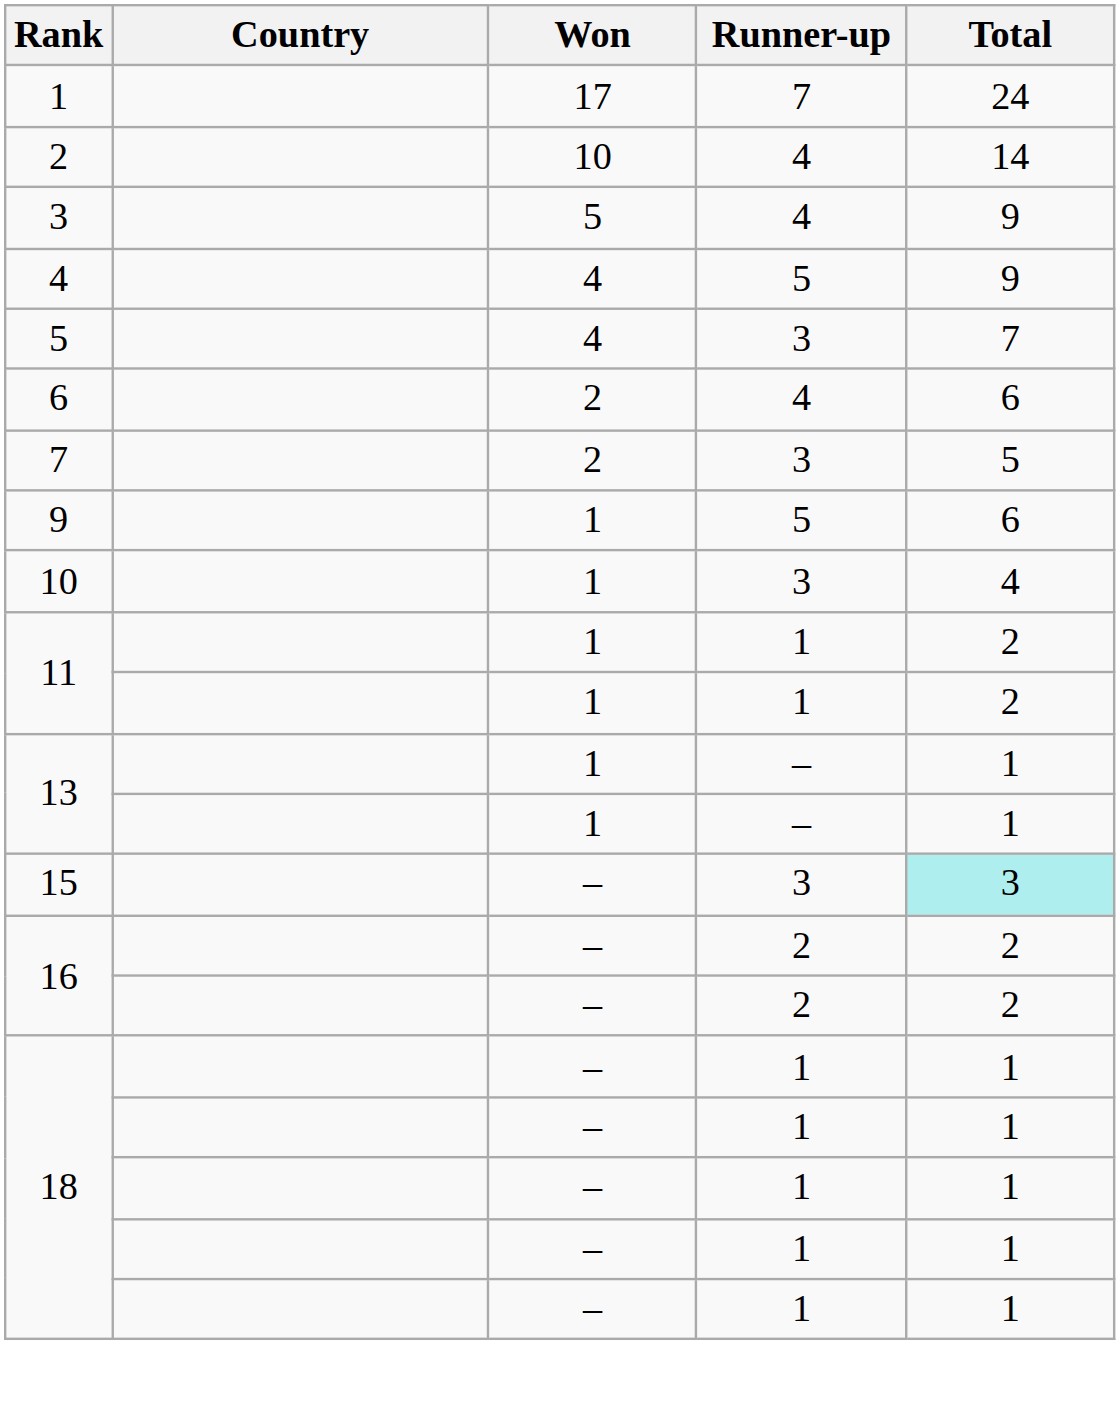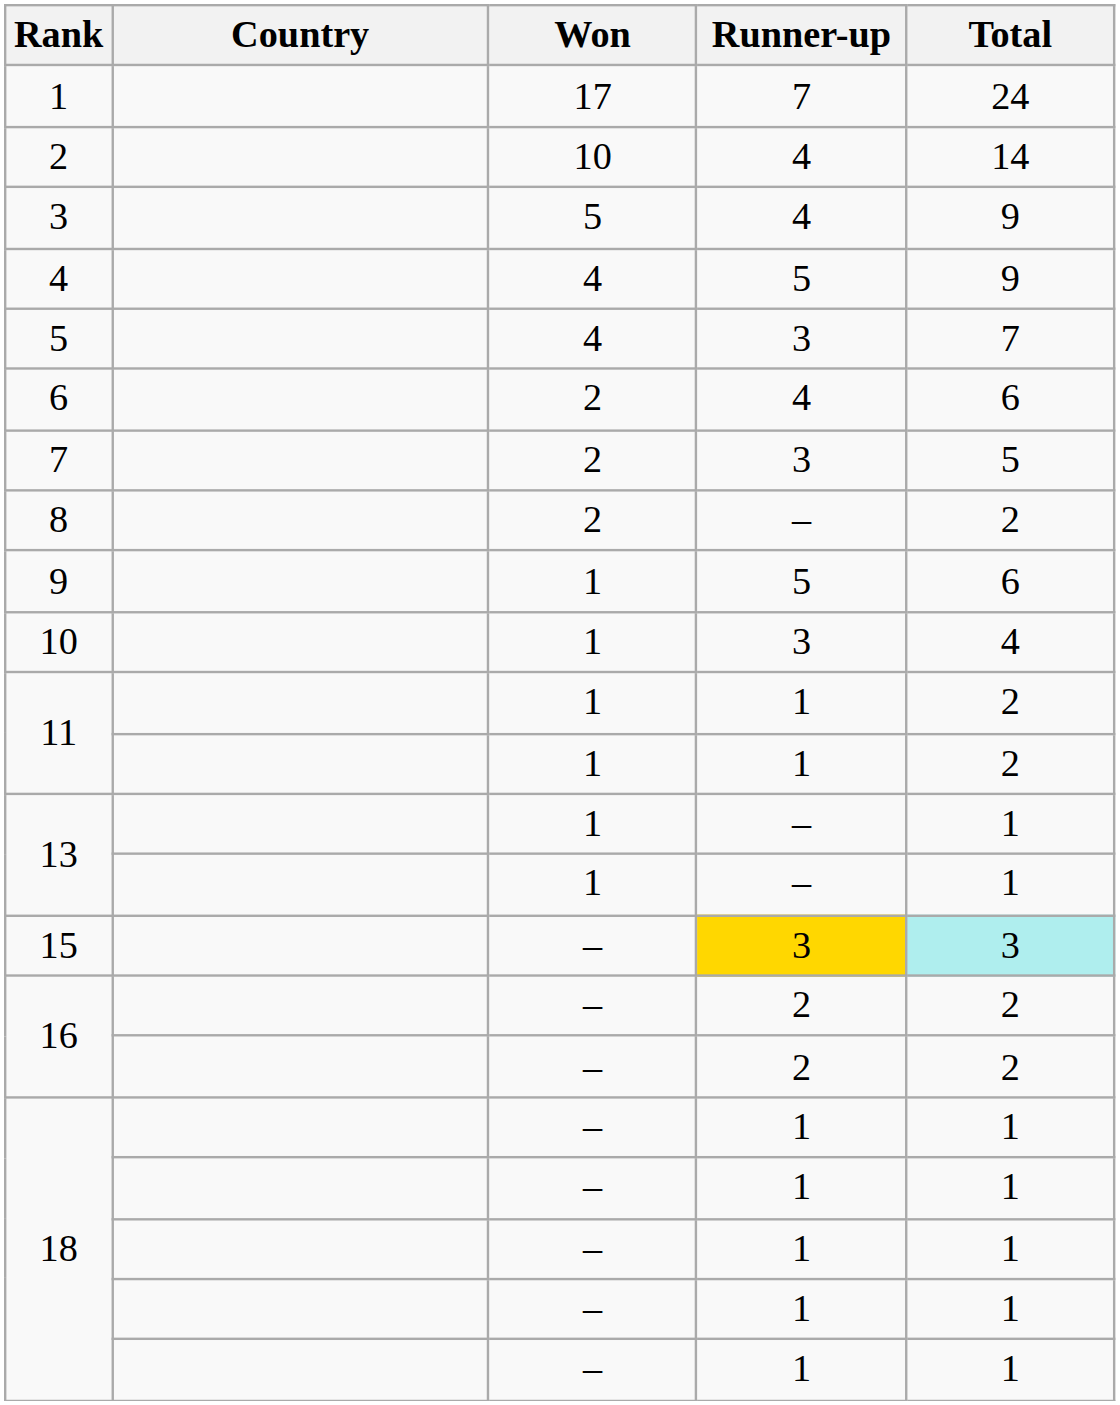+ row: (59, 519)
(801, 883) no background -> (801, 944) gold background
